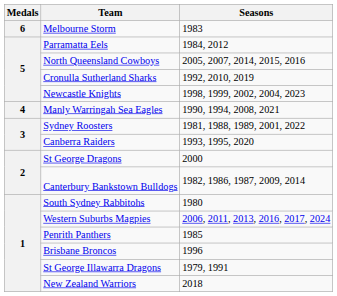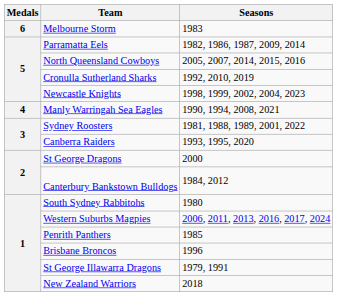(205, 45) 1984, 2012 -> (244, 45) 1982, 1986, 1987, 2009, 2014
(244, 180) 1982, 1986, 1987, 2009, 2014 -> (205, 180) 1984, 2012
